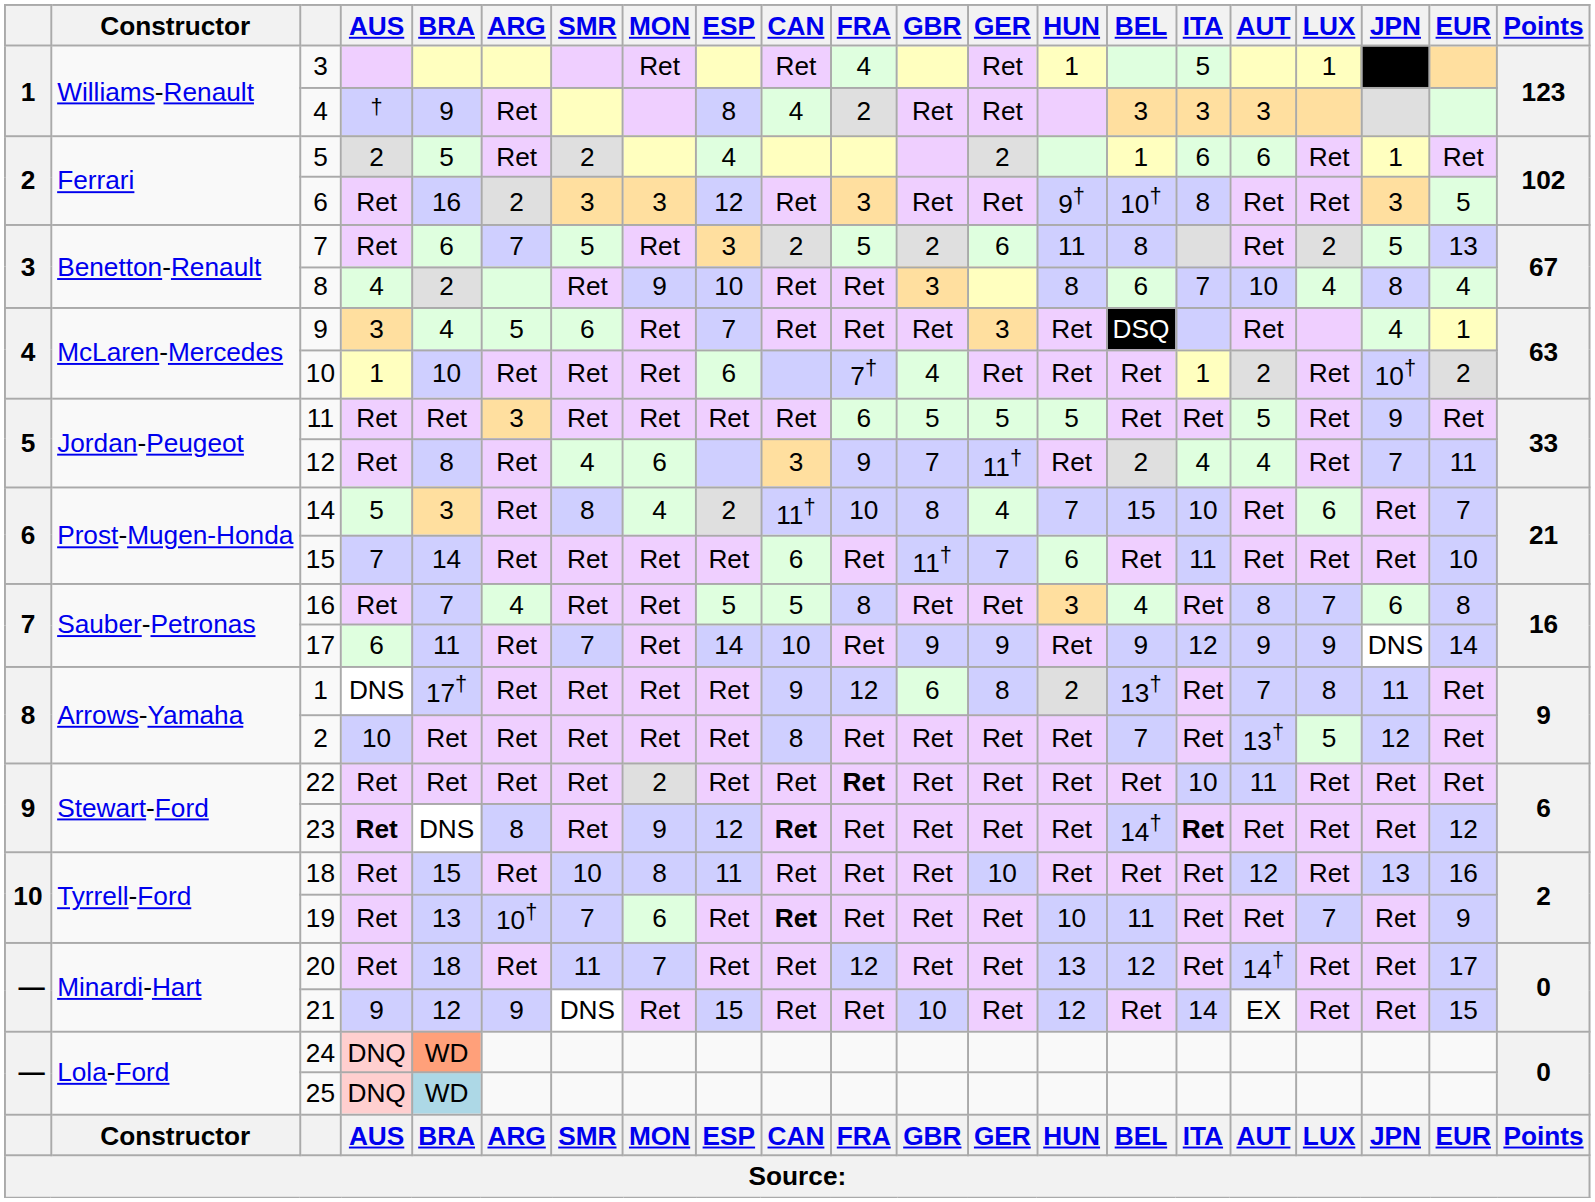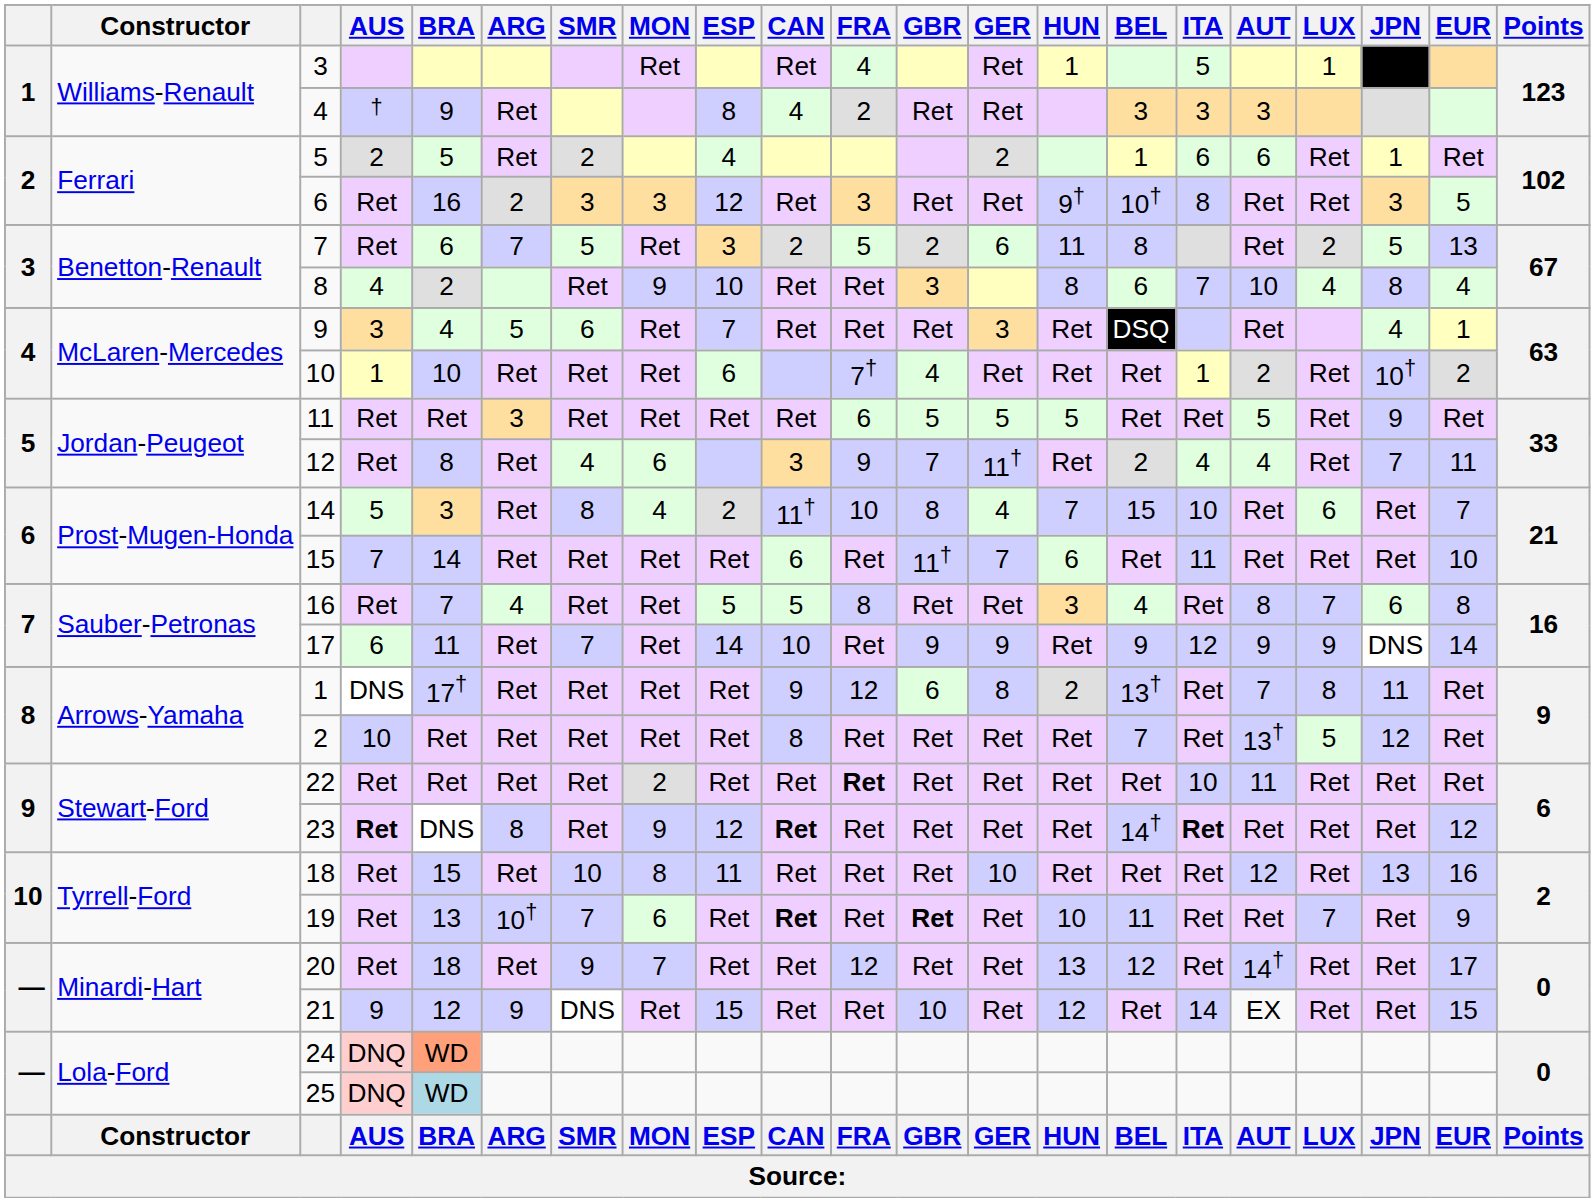(932, 917) normal -> (932, 917) bold
(587, 966) 11 -> (587, 966) 9
